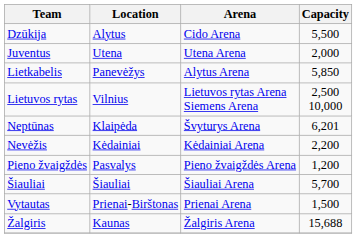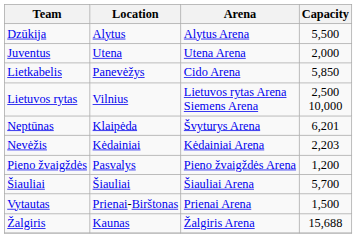(212, 33) Cido Arena -> (217, 33) Alytus Arena
(217, 72) Alytus Arena -> (212, 72) Cido Arena
(325, 145) 2,200 -> (325, 145) 2,203
